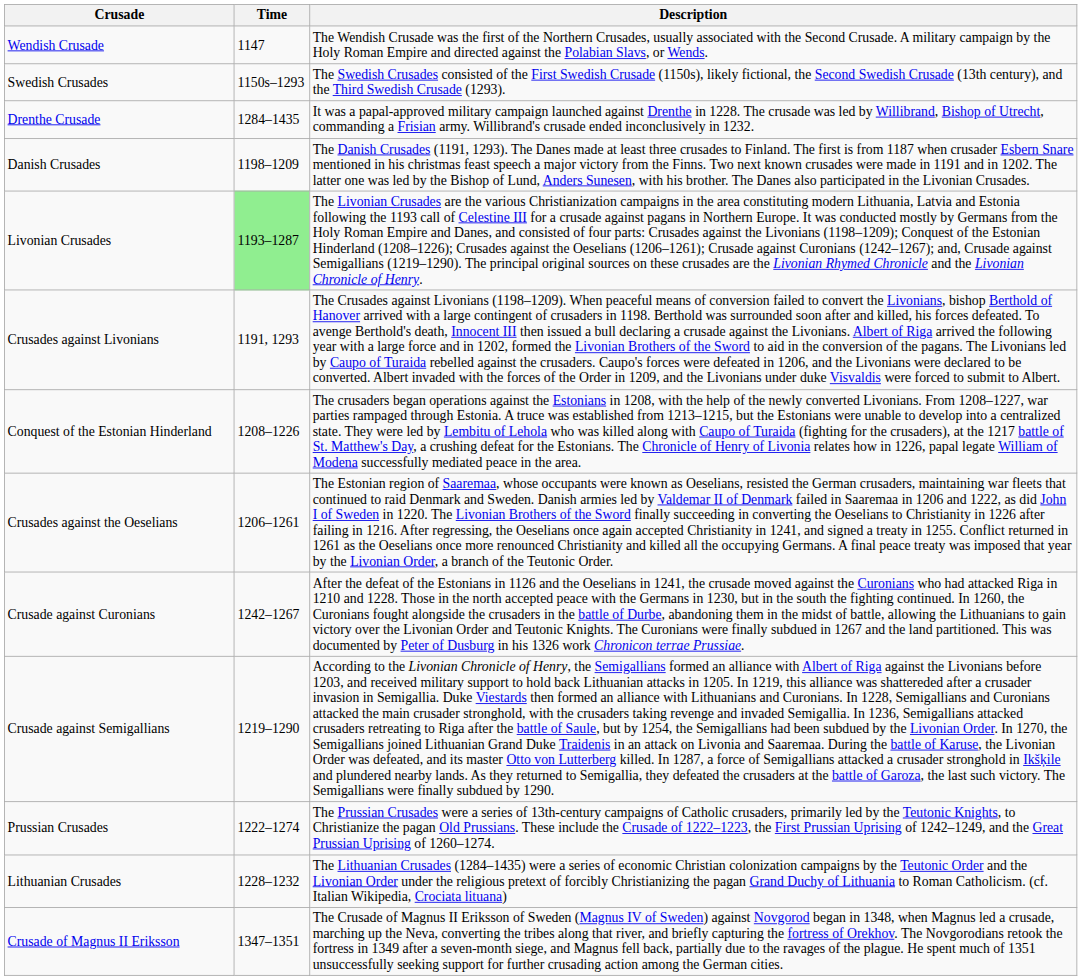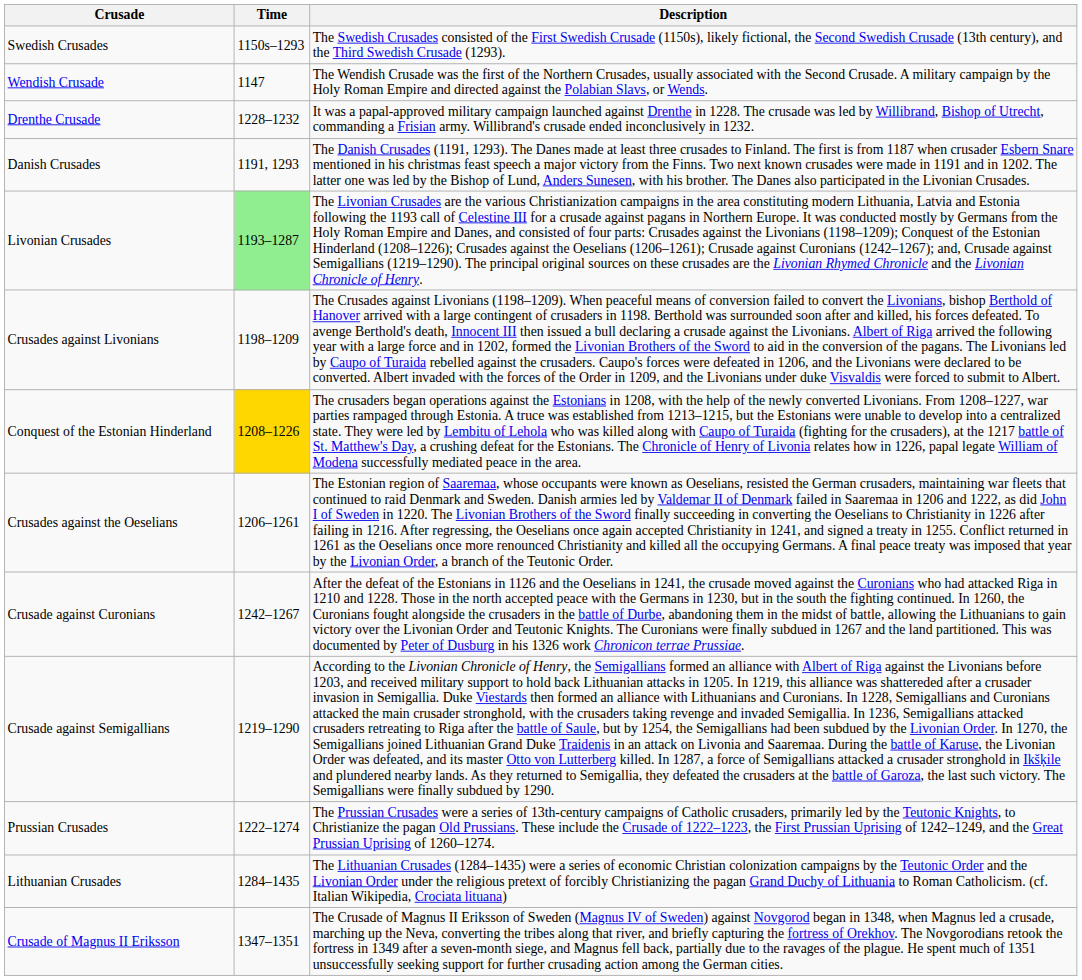rows swapped: (56, 44) <-> (58, 82)
(269, 119) 1284–1435 -> (269, 119) 1228–1232
(268, 164) 1198–1209 -> (268, 164) 1191, 1293
(268, 339) 1191, 1293 -> (268, 339) 1198–1209
(269, 431) no background -> (269, 431) gold background
(269, 881) 1228–1232 -> (269, 881) 1284–1435
